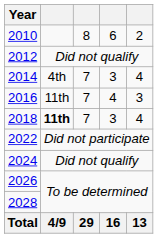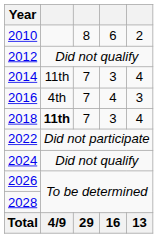(57, 77) 4th -> (57, 77) 11th
(57, 98) 11th -> (57, 98) 4th
